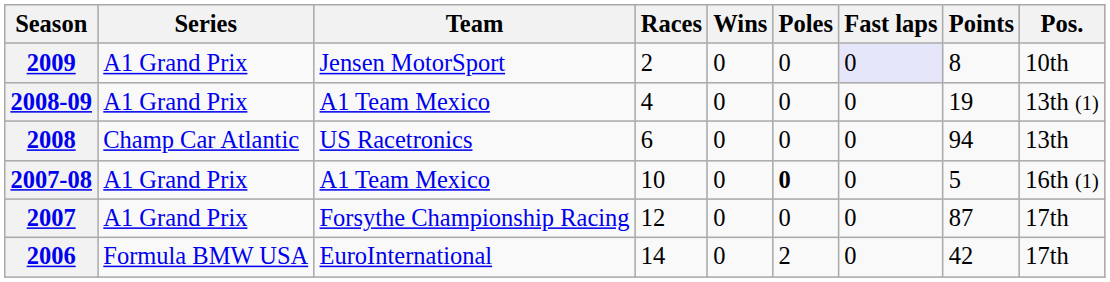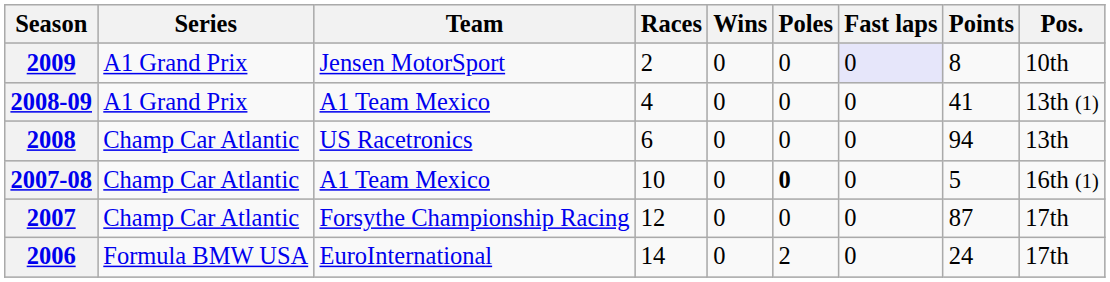(961, 101) 19 -> (961, 101) 41
(175, 179) A1 Grand Prix -> (201, 179) Champ Car Atlantic
(175, 218) A1 Grand Prix -> (201, 218) Champ Car Atlantic
(961, 256) 42 -> (961, 256) 24
